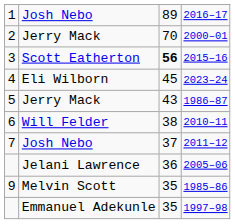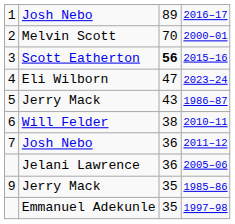(61, 37) Jerry Mack -> (69, 37) Melvin Scott
(170, 79) 45 -> (170, 79) 47
(170, 144) 37 -> (170, 144) 36
(69, 186) Melvin Scott -> (61, 186) Jerry Mack
